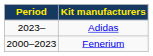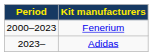rows swapped: (103, 43) <-> (103, 28)
